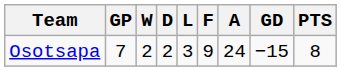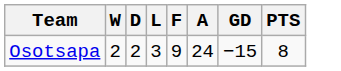- column: (121, 20)
